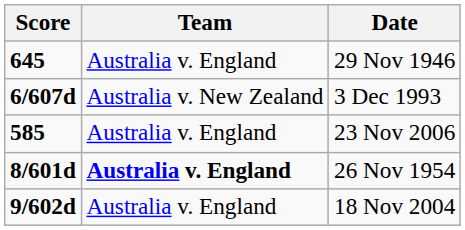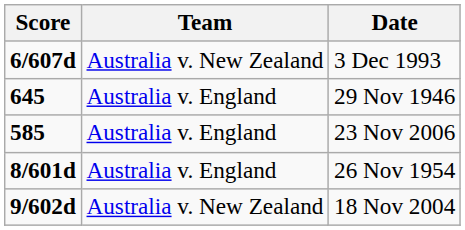rows swapped: (395, 59) <-> (388, 96)
(189, 170) bold -> (181, 170) normal
(181, 206) Australia v. England -> (205, 206) Australia v. New Zealand
